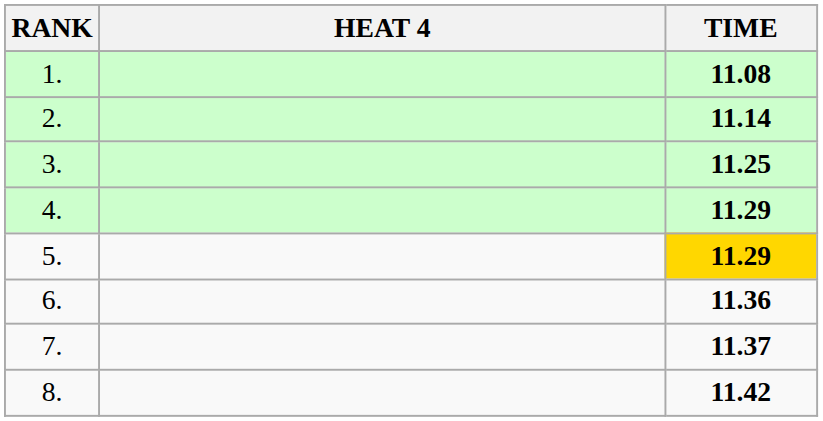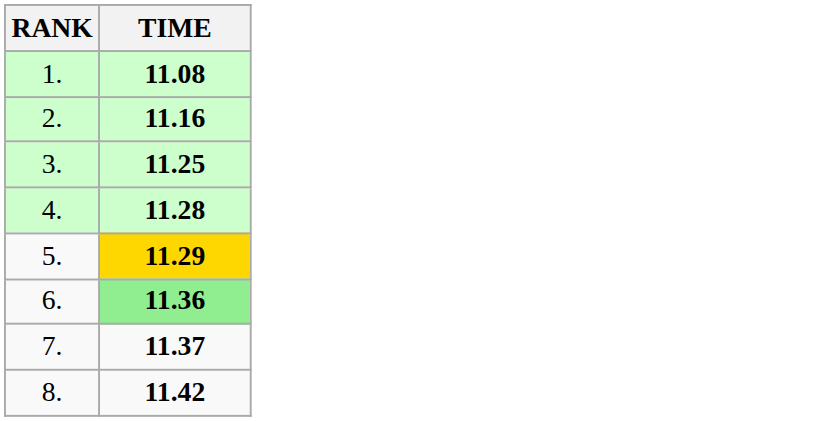- column: (382, 27)
(741, 118) 11.14 -> (175, 118) 11.16
(741, 210) 11.29 -> (175, 210) 11.28
(741, 301) no background -> (175, 301) lightgreen background
